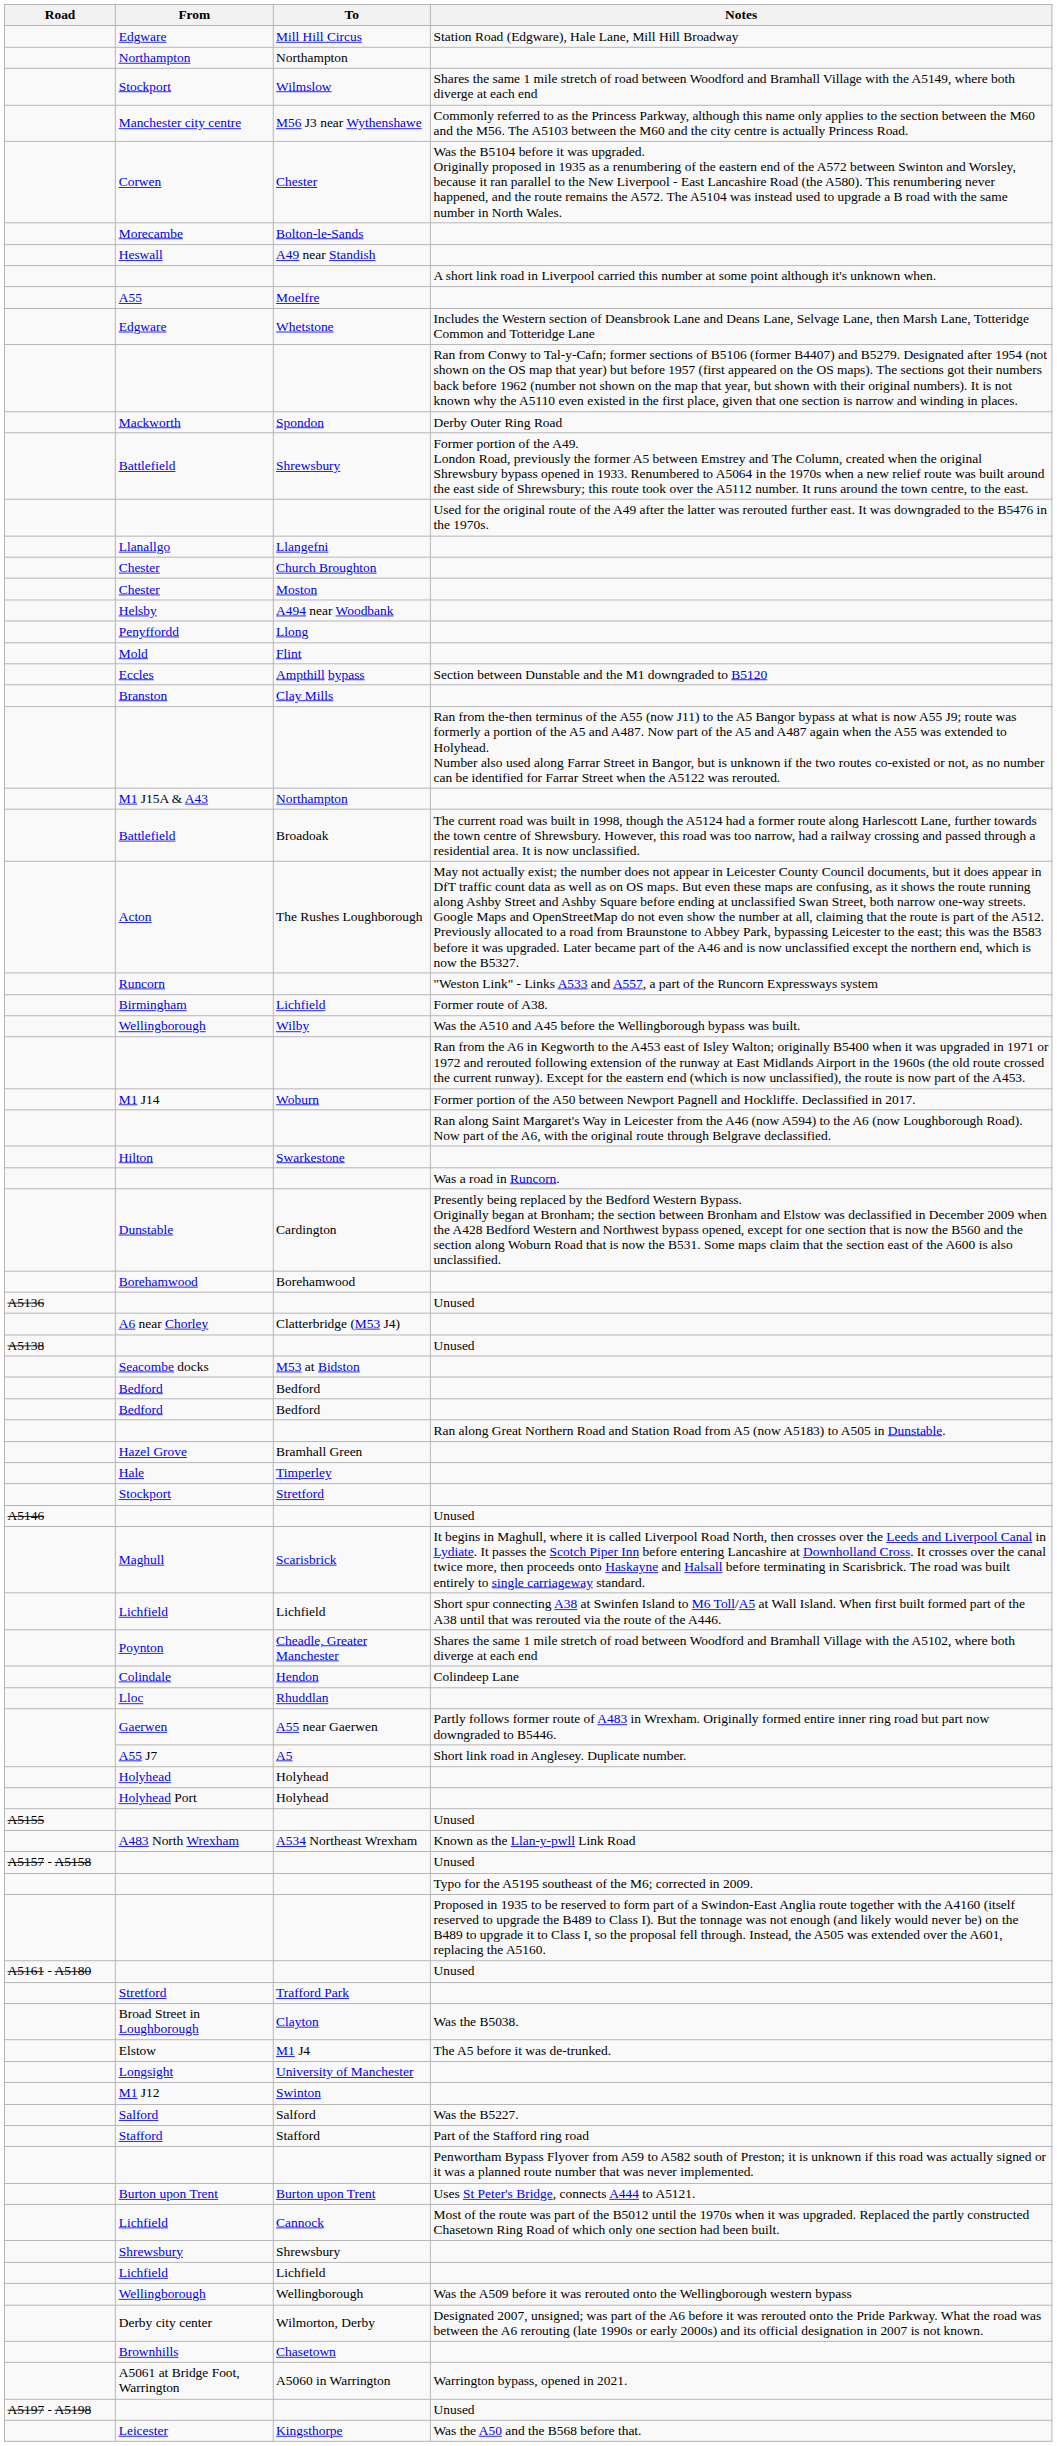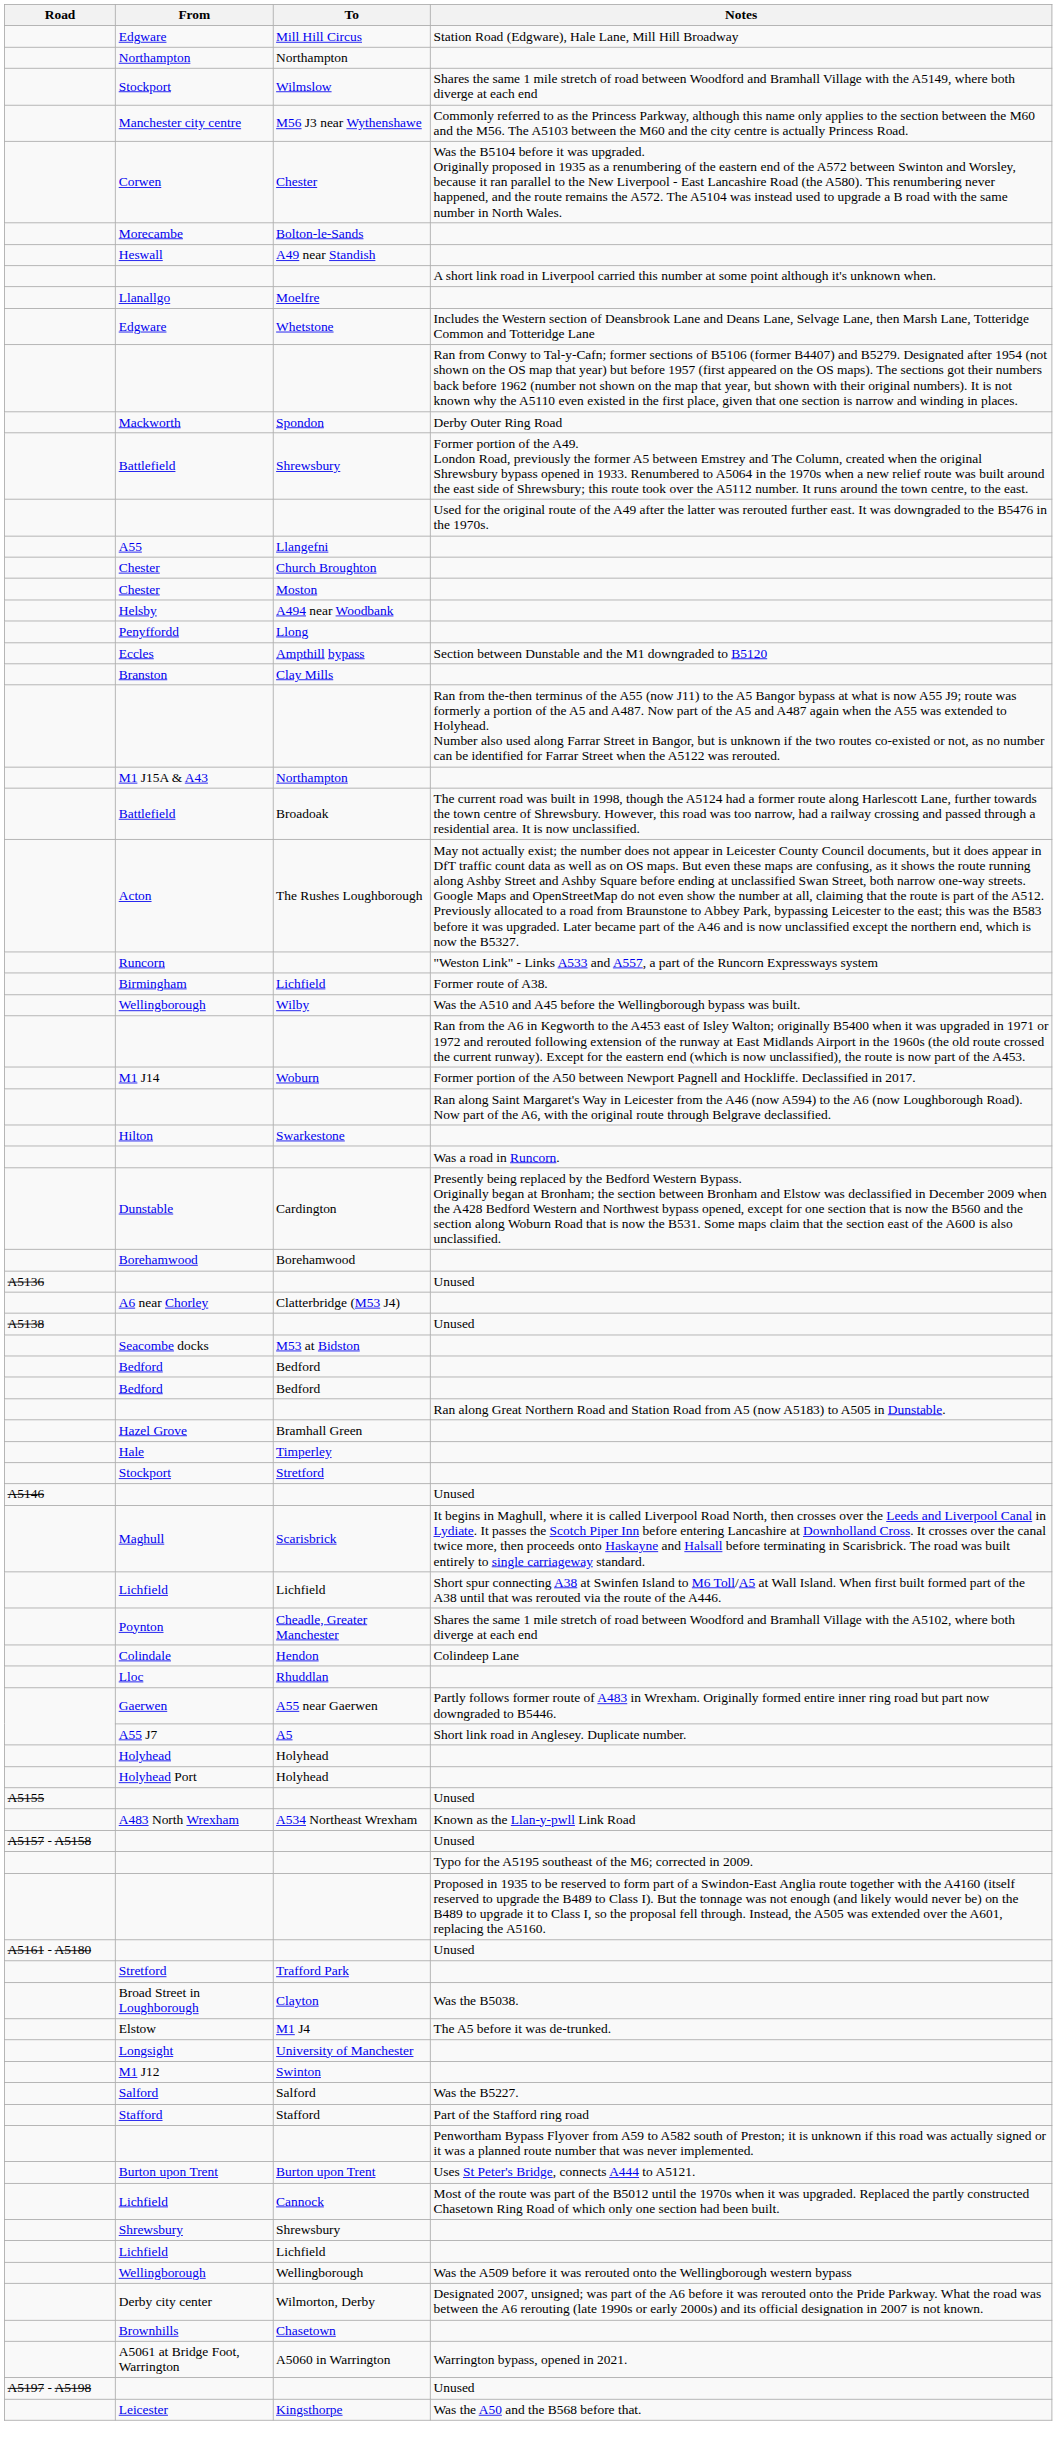(130, 297) A55 -> (144, 297) Llanallgo
(144, 546) Llanallgo -> (130, 546) A55
- row: (289, 653)
